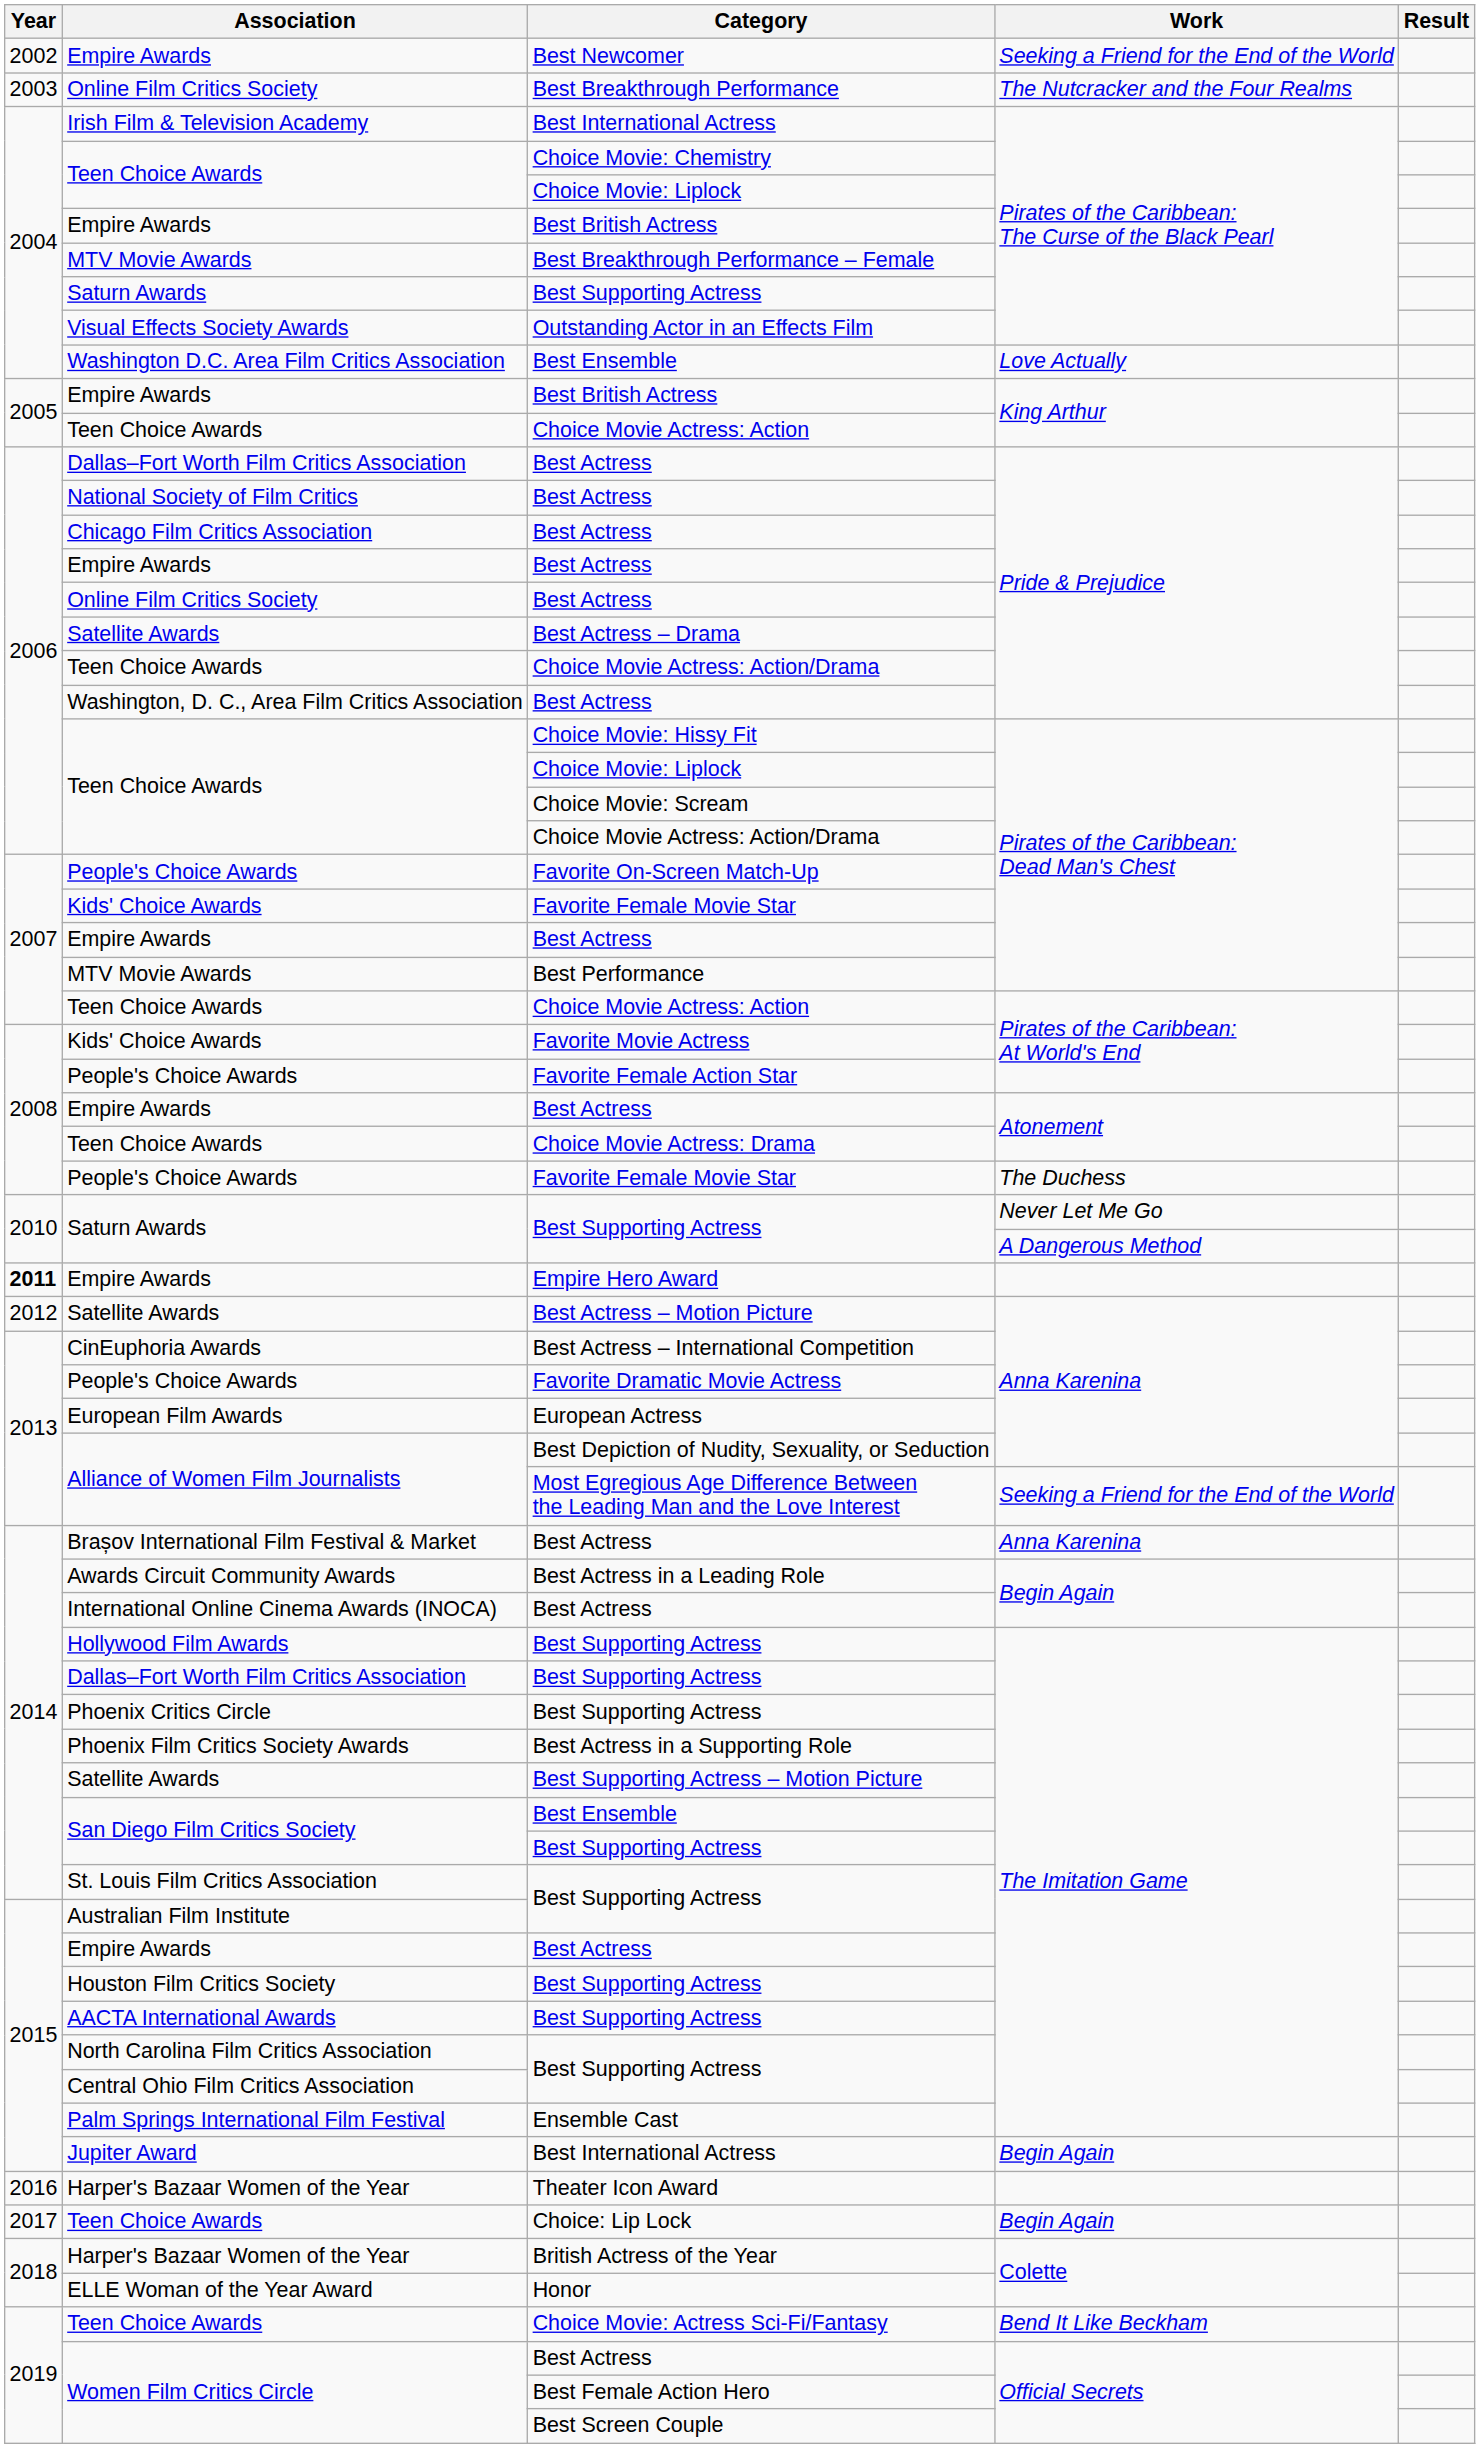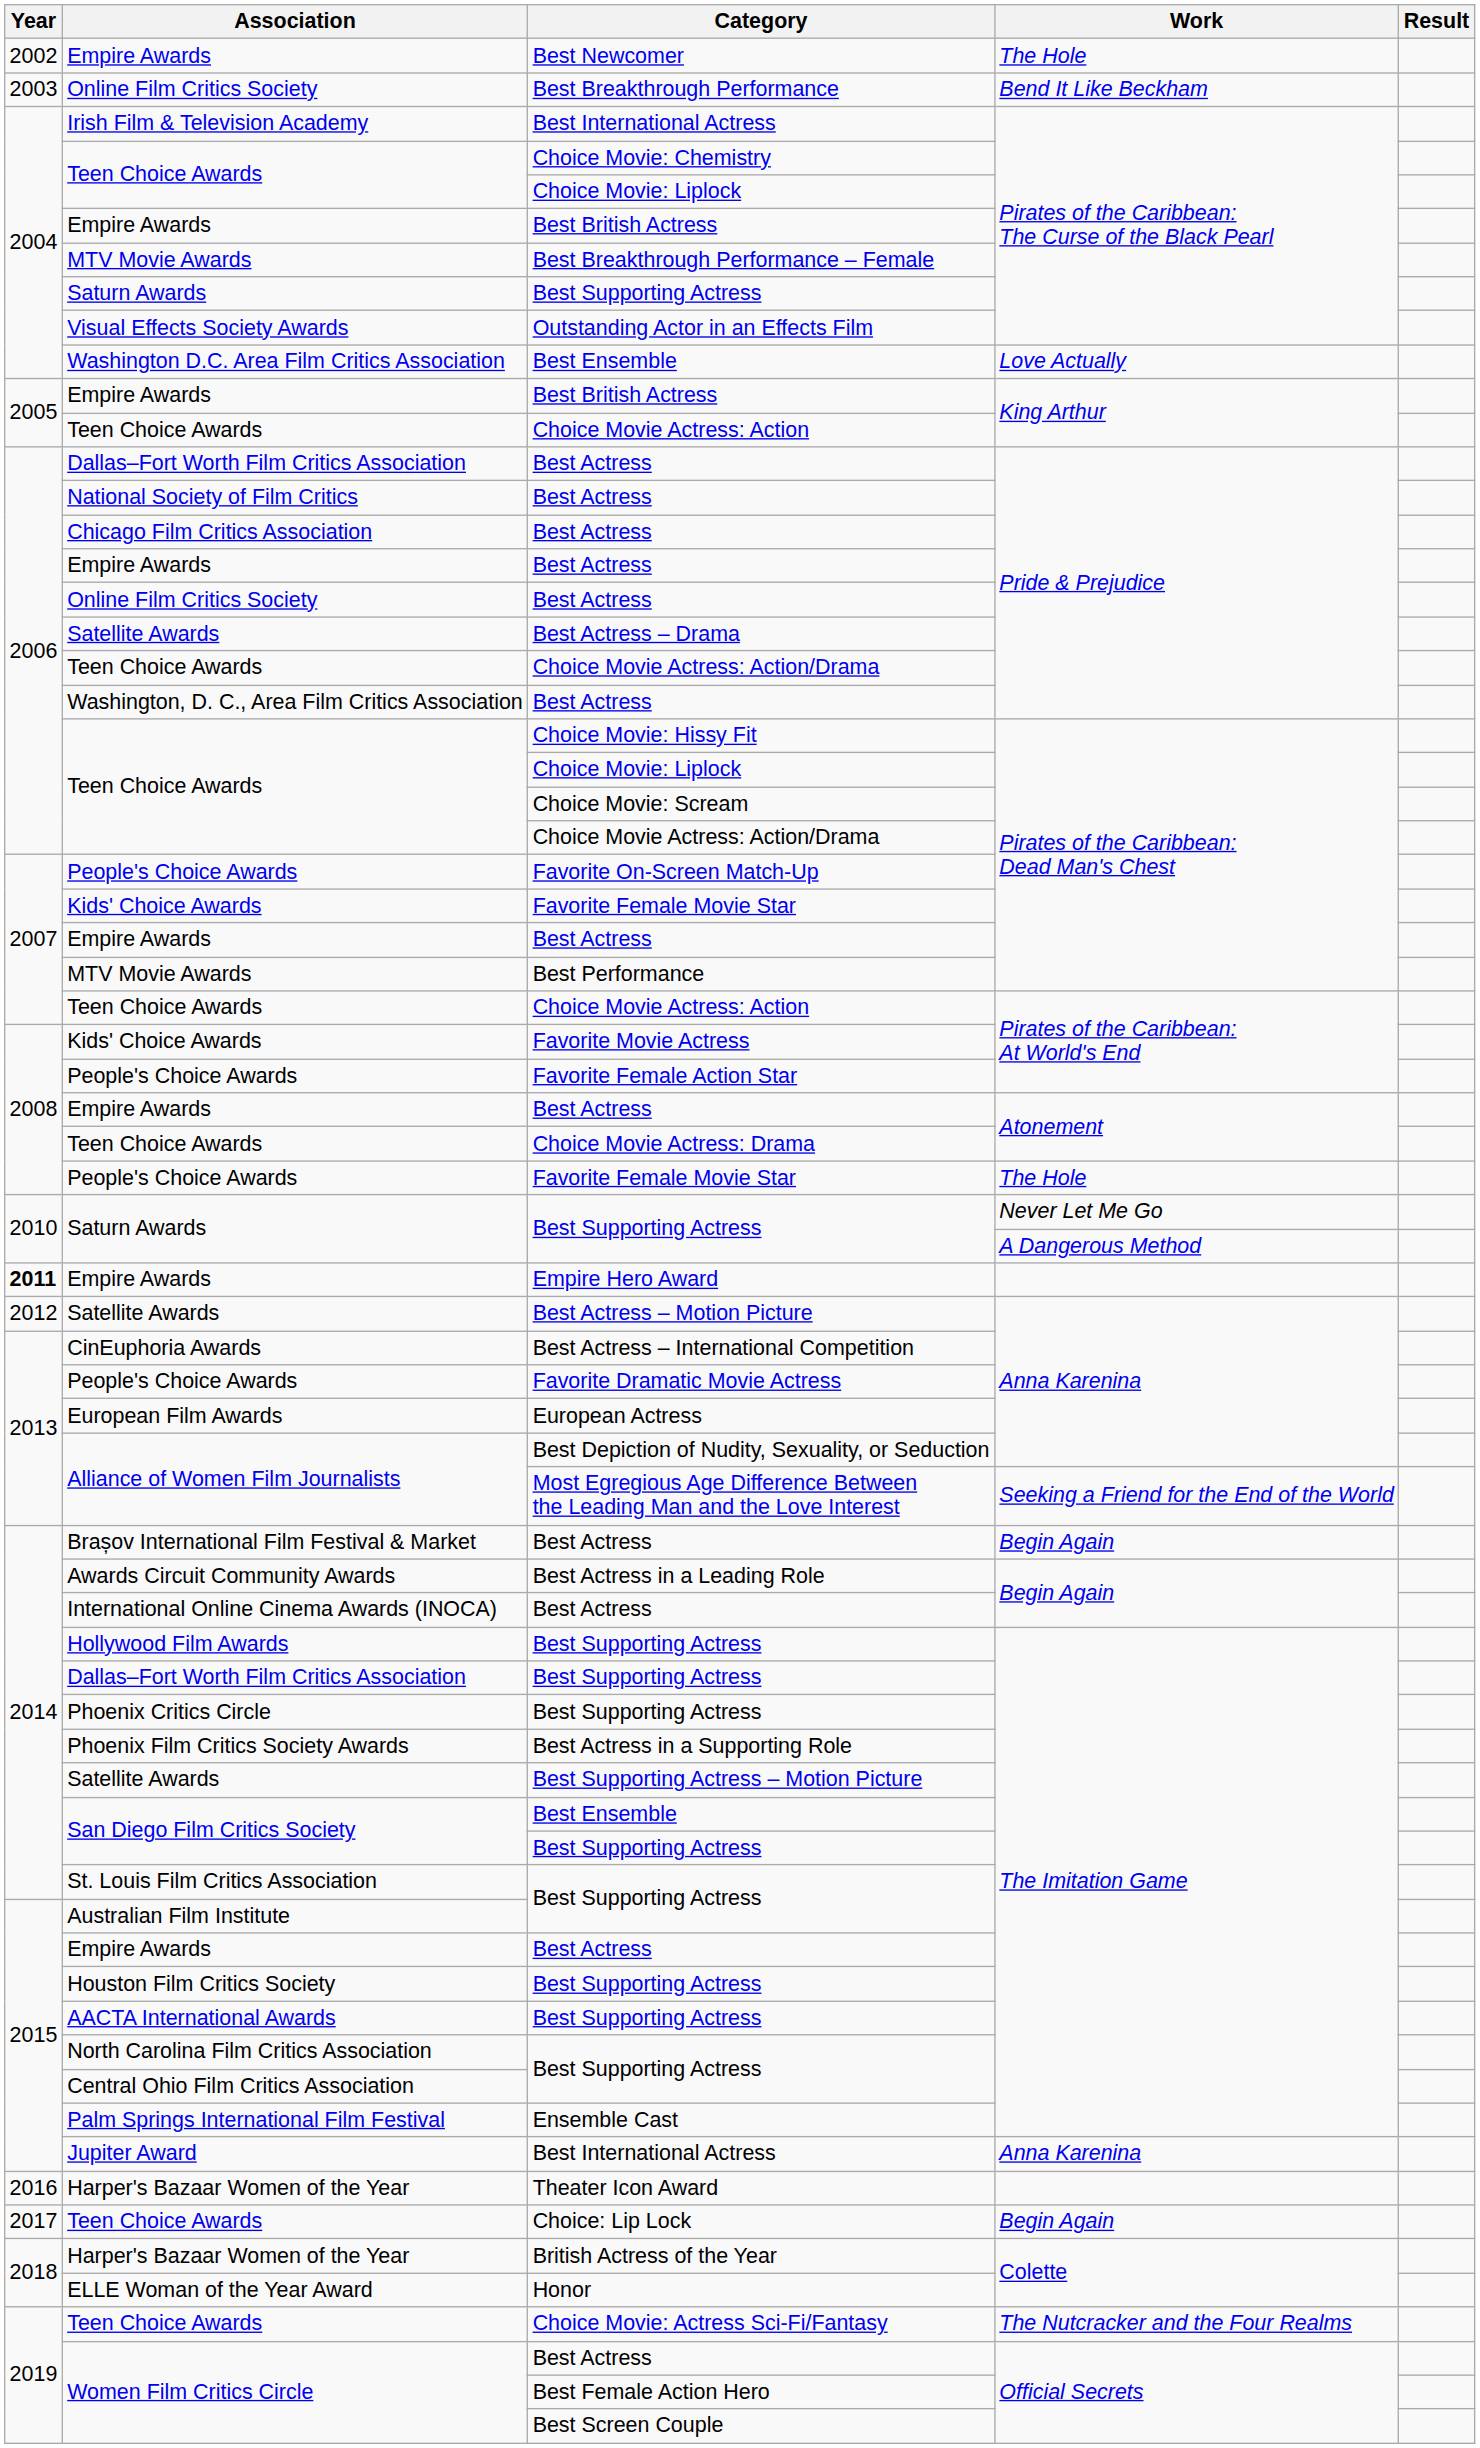(1197, 55) Seeking a Friend for the End of the World -> (1043, 55) The Hole
(1176, 89) The Nutcracker and the Four Realms -> (1104, 89) Bend It Like Beckham
(1063, 1177) The Duchess -> (1043, 1177) The Hole
(1070, 1541) Anna Karenina -> (1057, 1541) Begin Again
(1057, 2153) Begin Again -> (1070, 2153) Anna Karenina
(1104, 2323) Bend It Like Beckham -> (1176, 2323) The Nutcracker and the Four Realms
